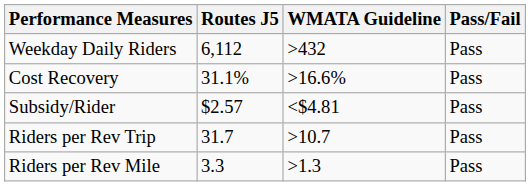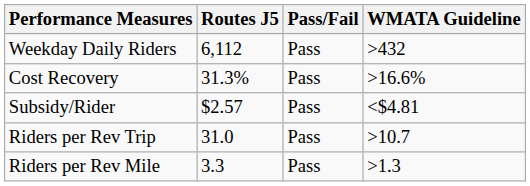columns swapped: (364, 19) <-> (485, 19)
(225, 78) 31.1% -> (225, 78) 31.3%
(217, 136) 31.7 -> (217, 136) 31.0
